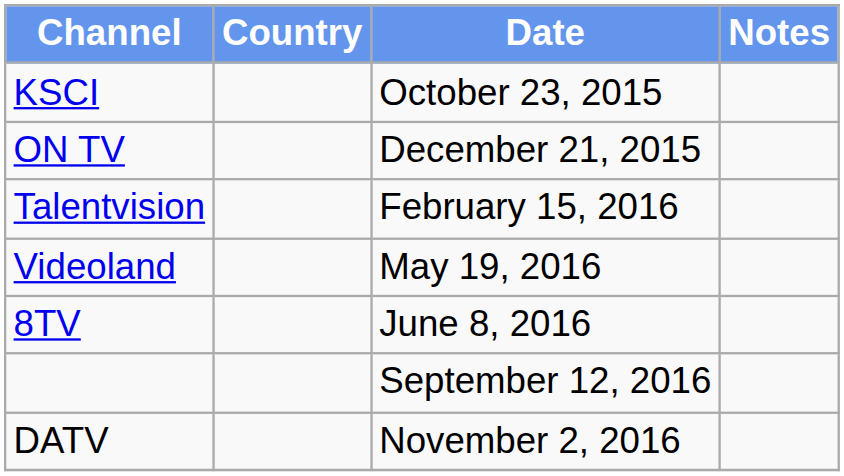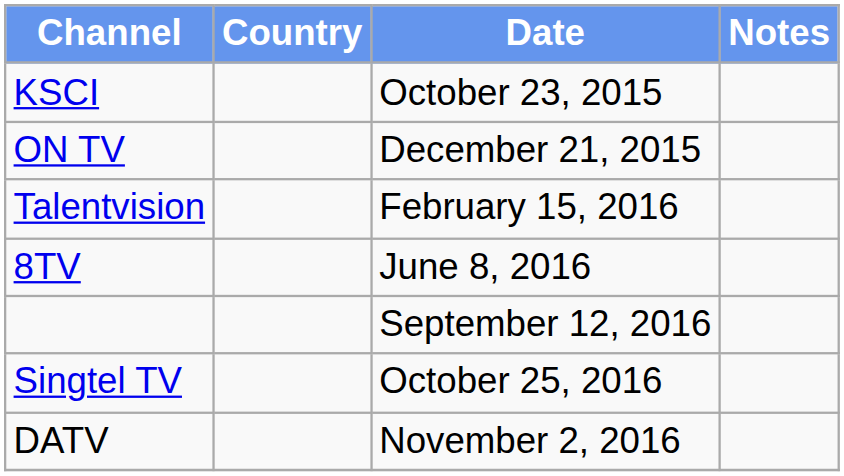- row: (95, 265)
+ row: (98, 382)
